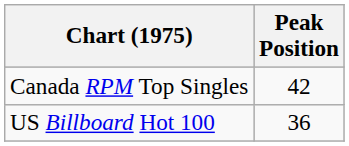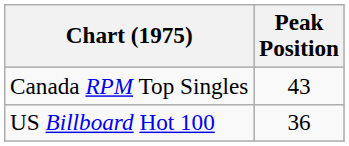(299, 85) 42 -> (299, 85) 43
